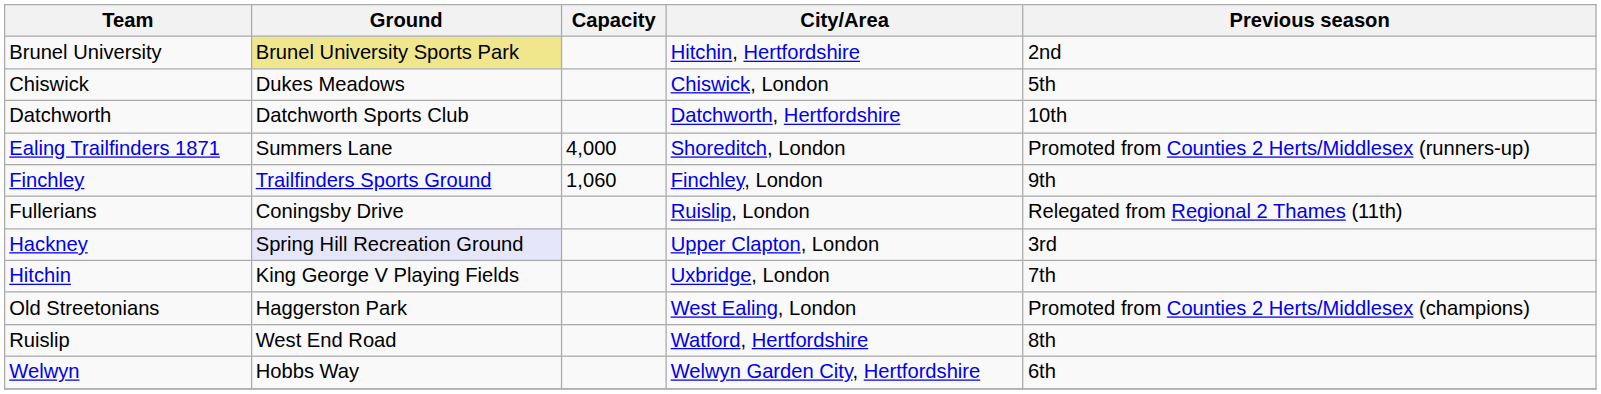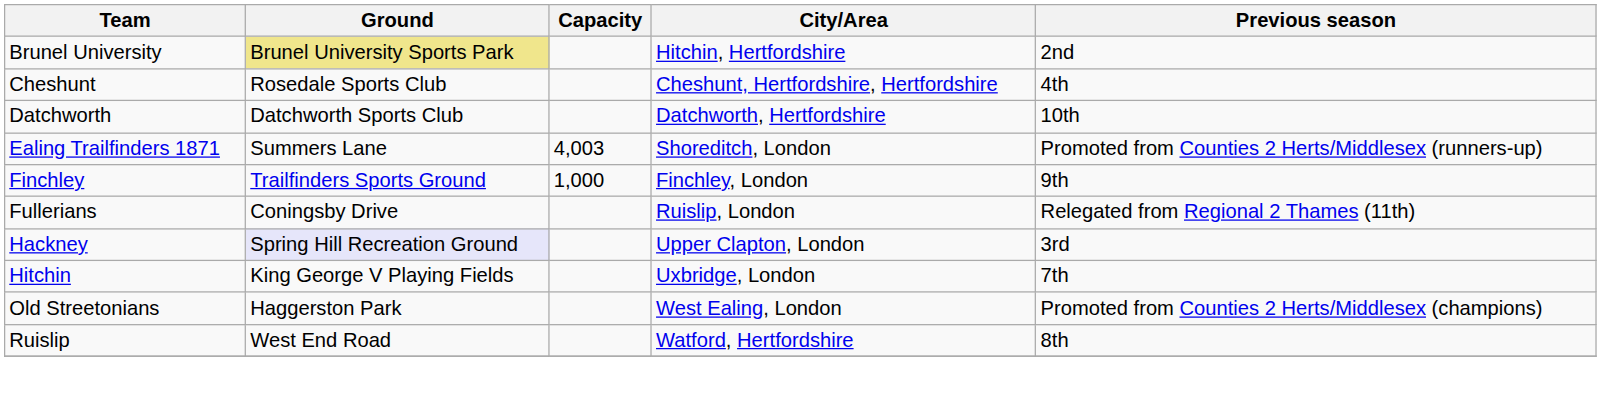+ row: (52, 84)
- row: (49, 84)
(591, 148) 4,000 -> (579, 148) 4,003
(591, 180) 1,060 -> (579, 180) 1,000
- row: (44, 372)
